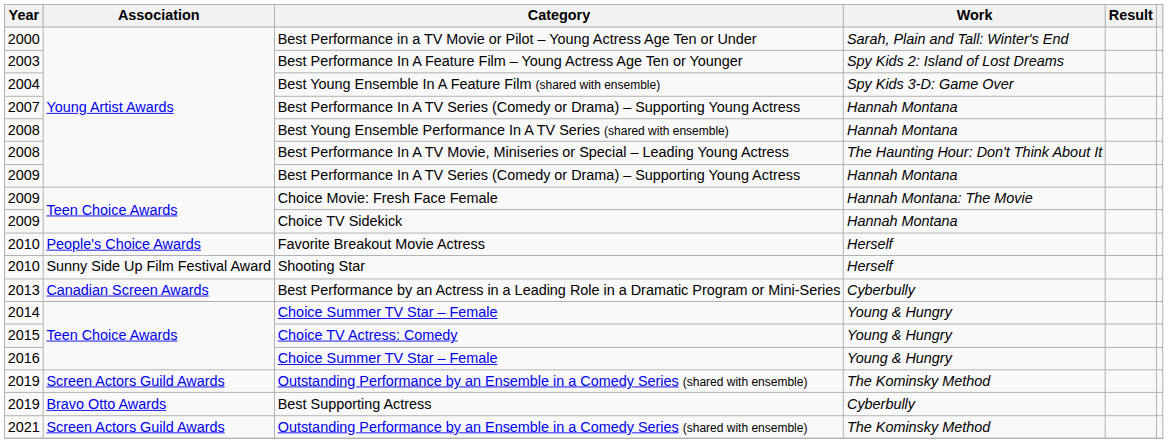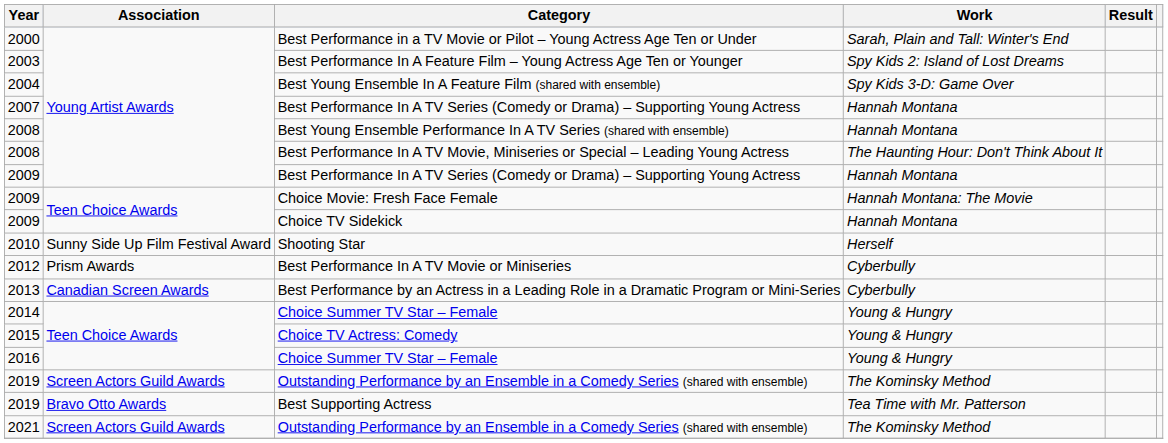- row: (24, 244)
+ row: (24, 267)
(881, 404) Cyberbully -> (936, 404) Tea Time with Mr. Patterson
